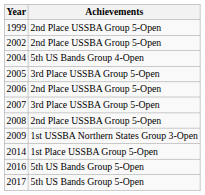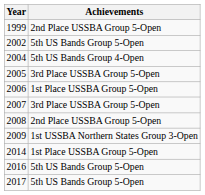(96, 43) 2nd Place USSBA Group 5-Open -> (87, 43) 5th US Bands Group 5-Open
(96, 89) 2nd Place USSBA Group 5-Open -> (94, 89) 1st Place USSBA Group 5-Open
